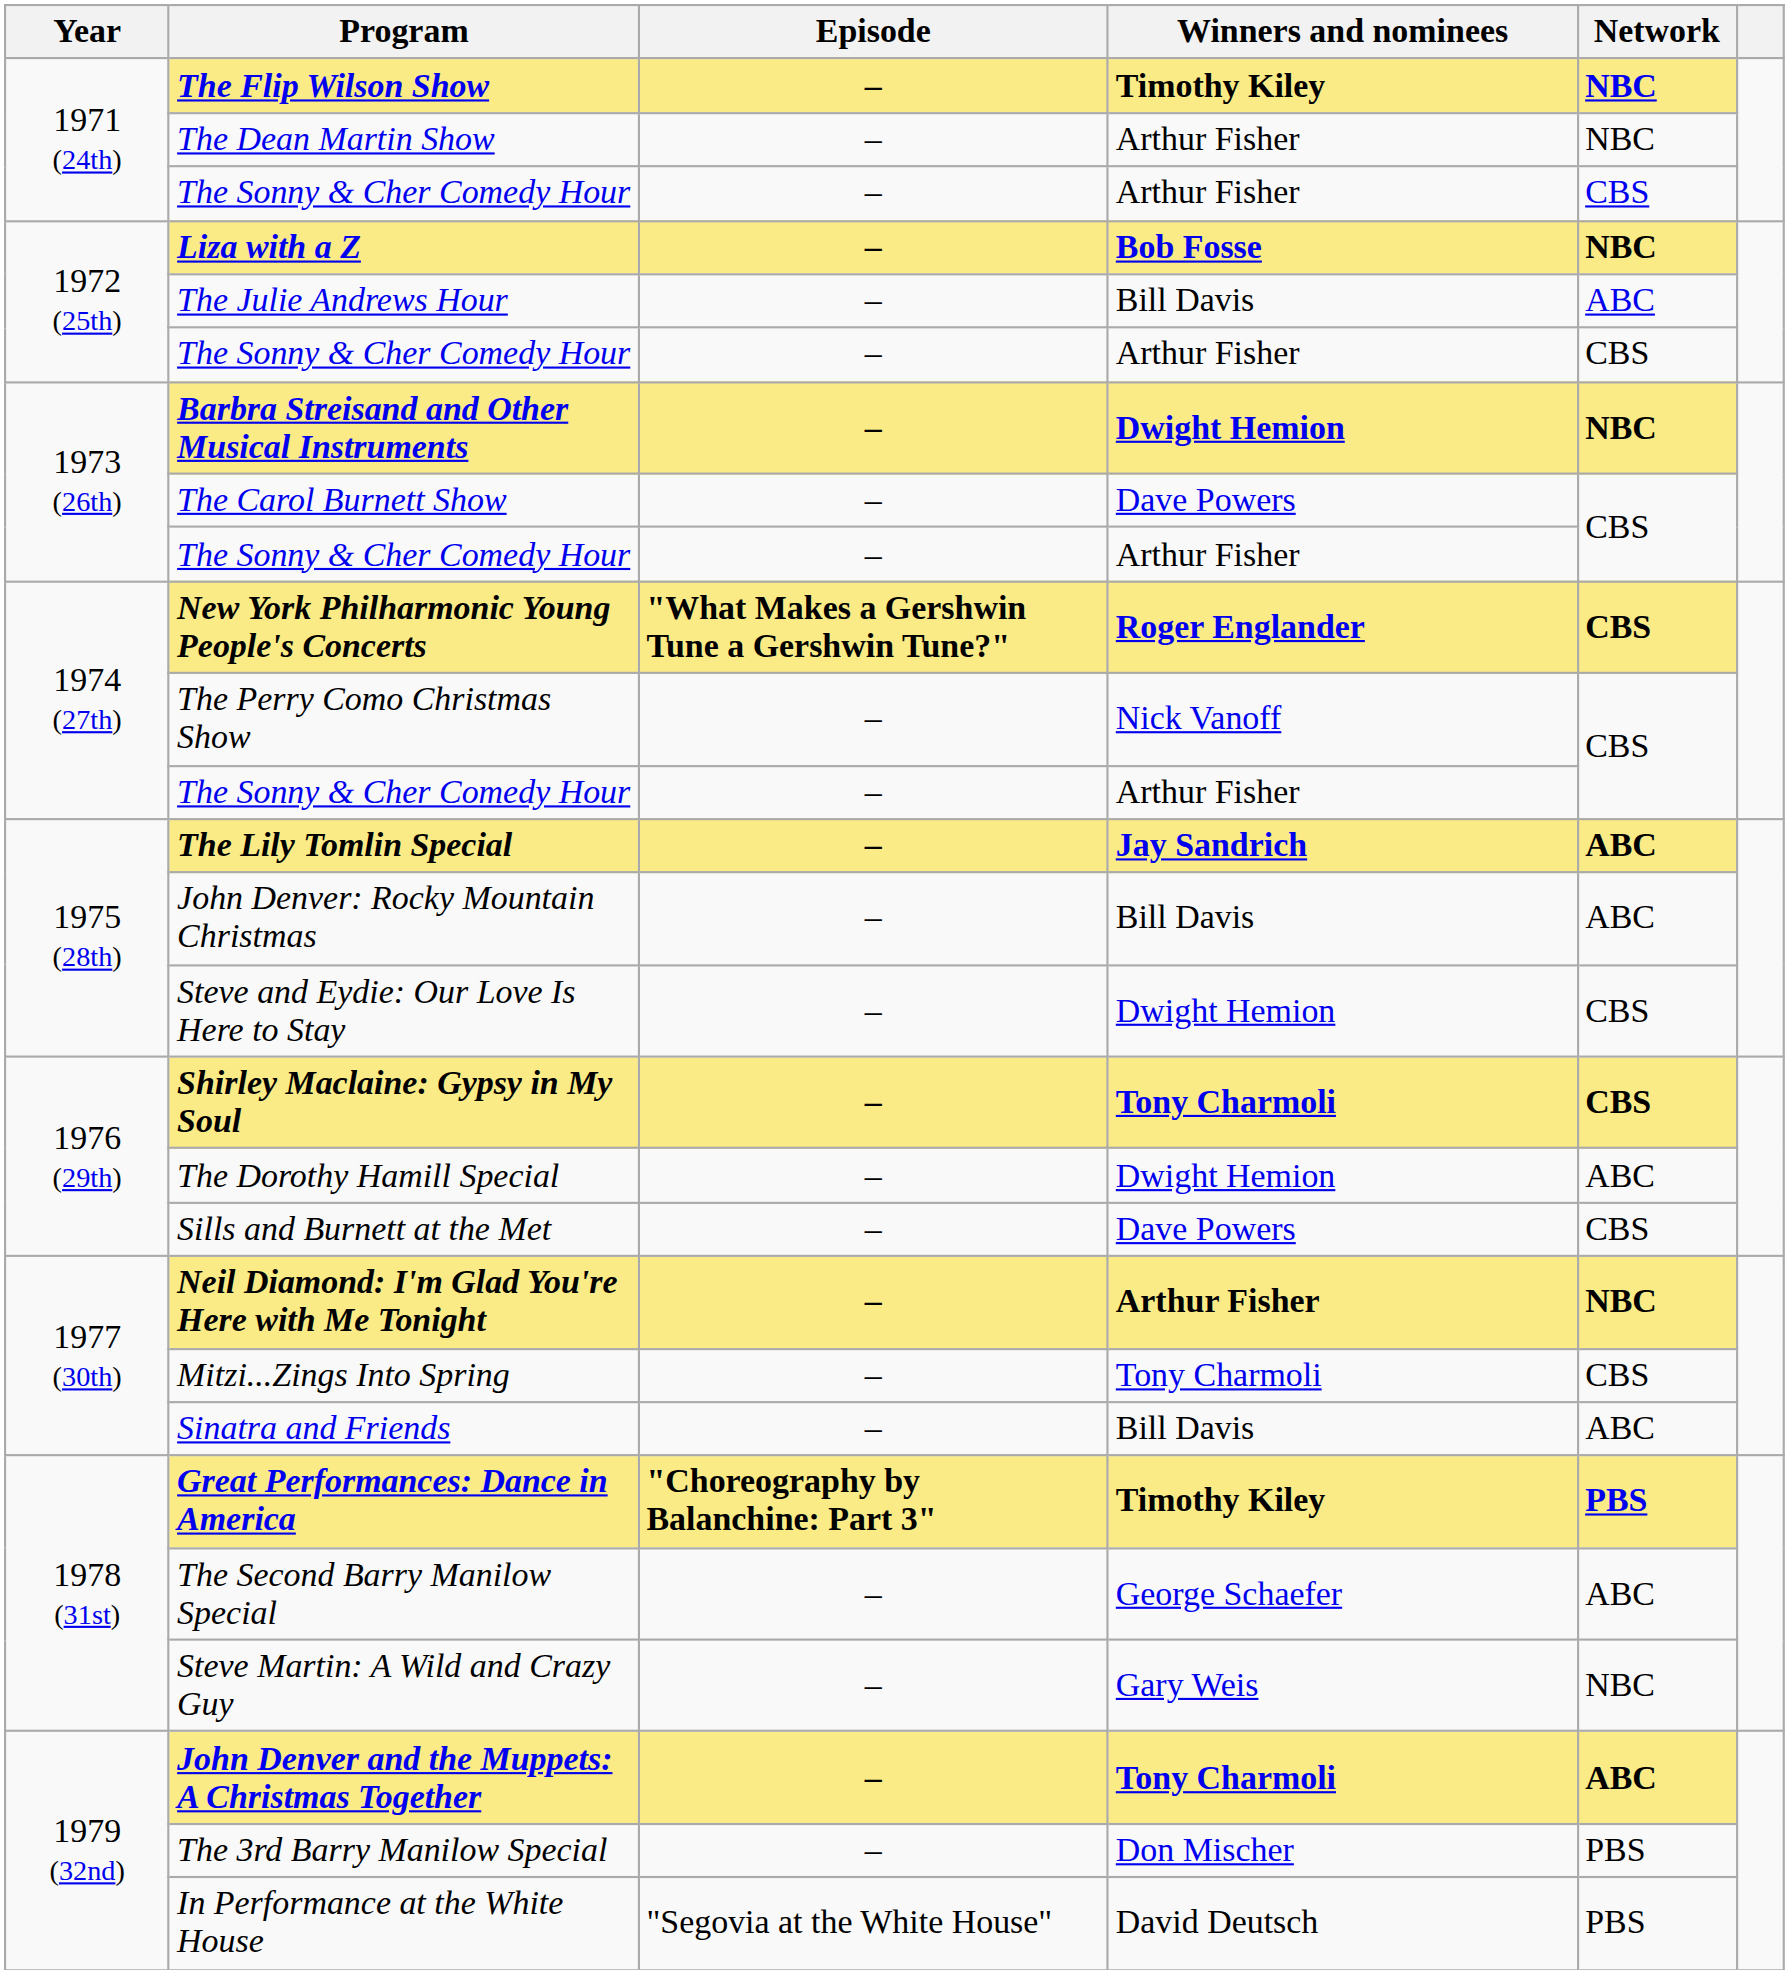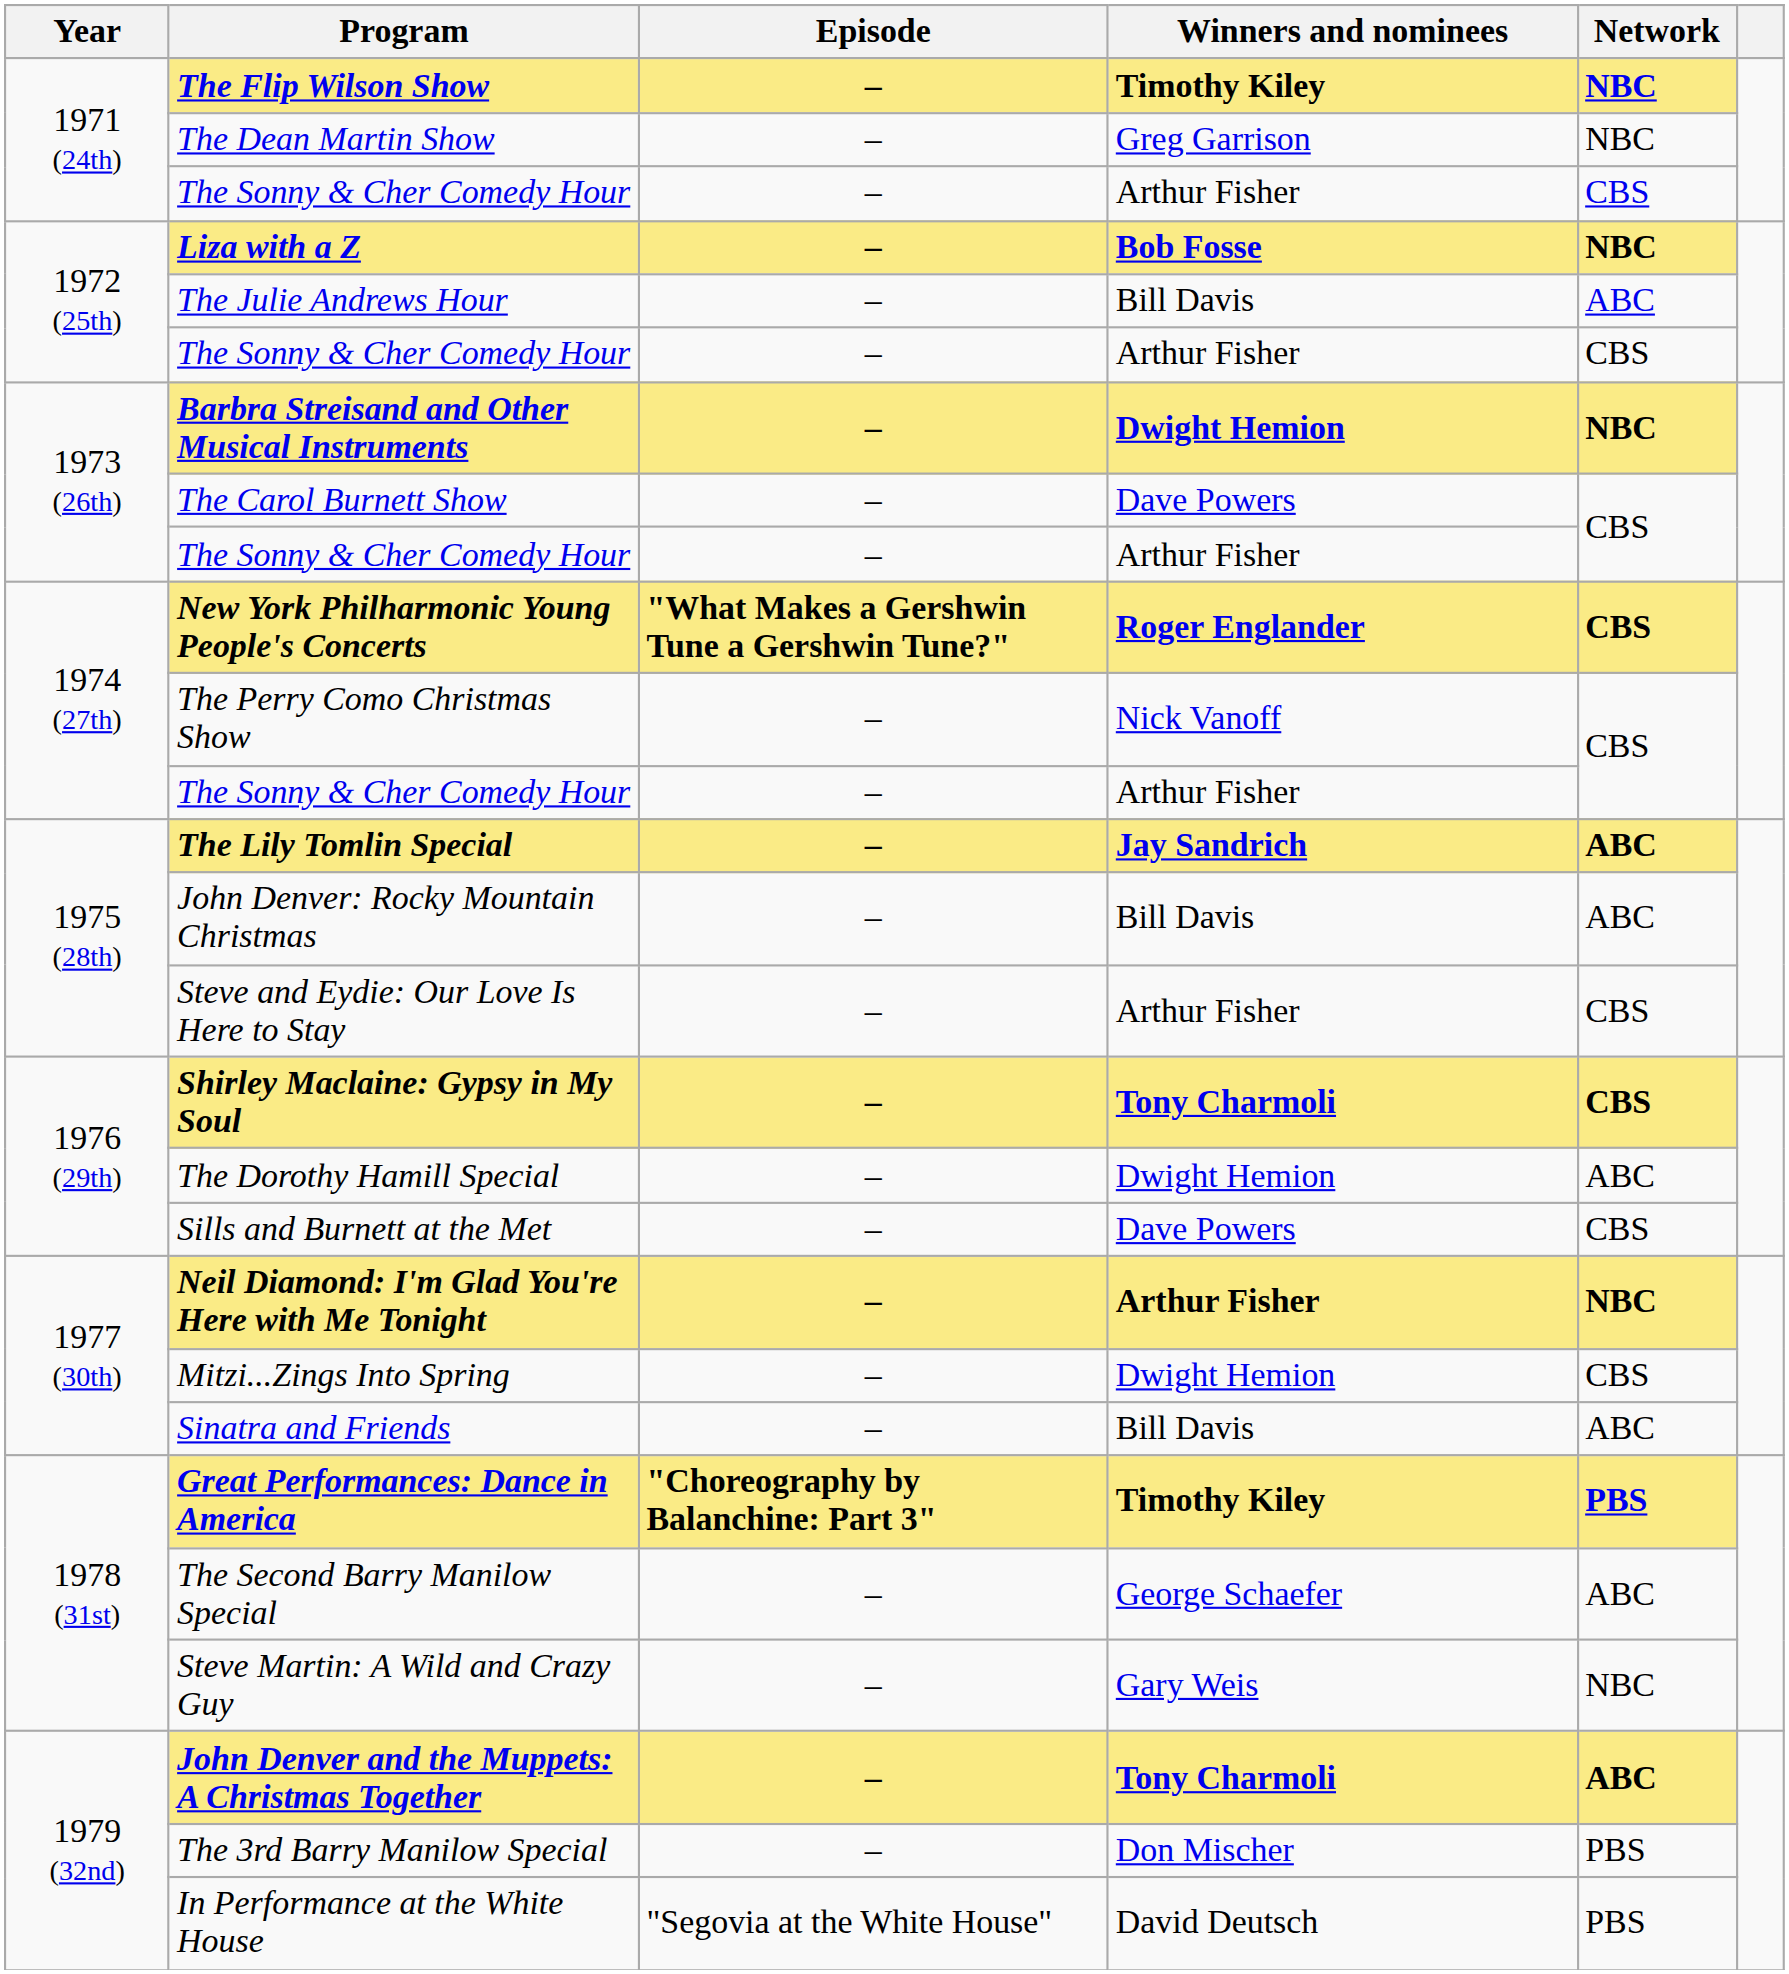(1208, 138) Arthur Fisher -> (1213, 138) Greg Garrison
(1226, 1010) Dwight Hemion -> (1208, 1010) Arthur Fisher
(1219, 1374) Tony Charmoli -> (1226, 1374) Dwight Hemion
